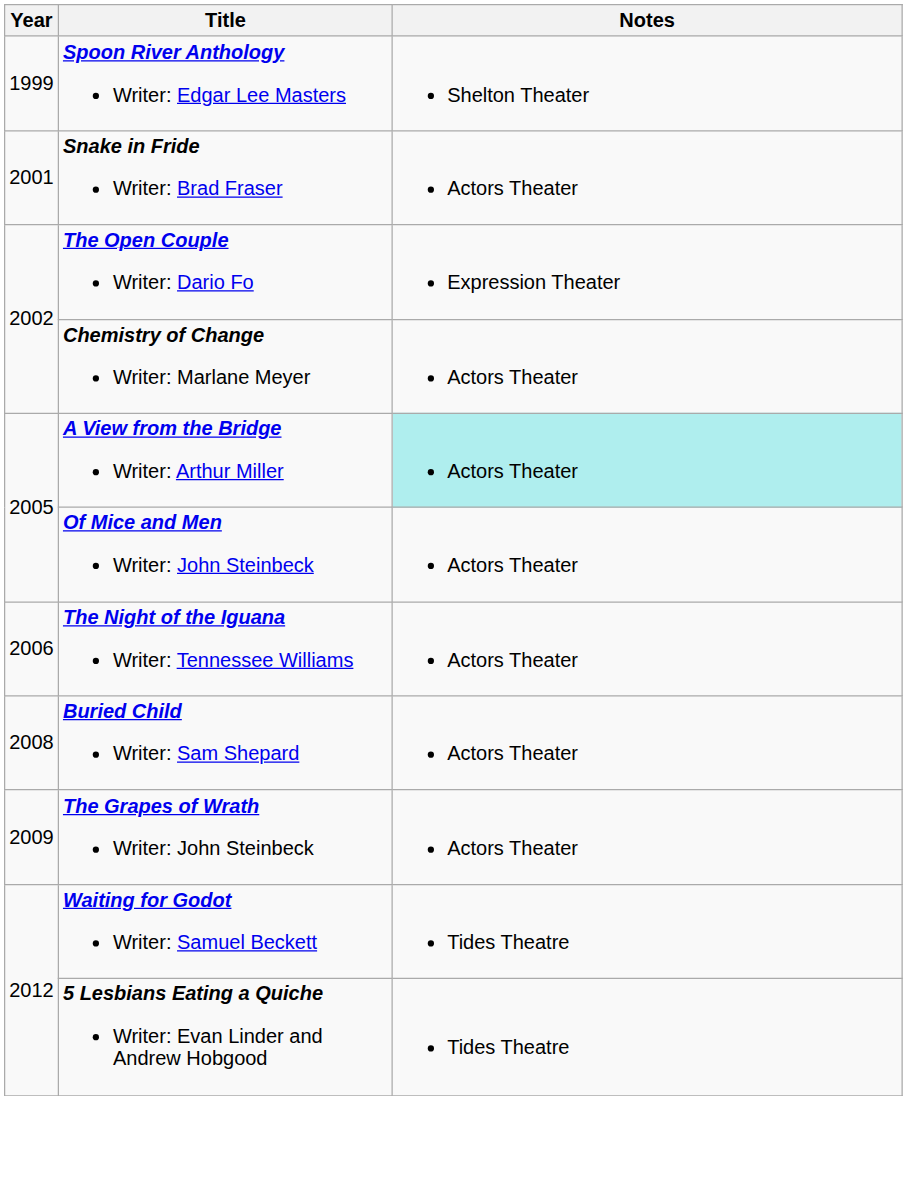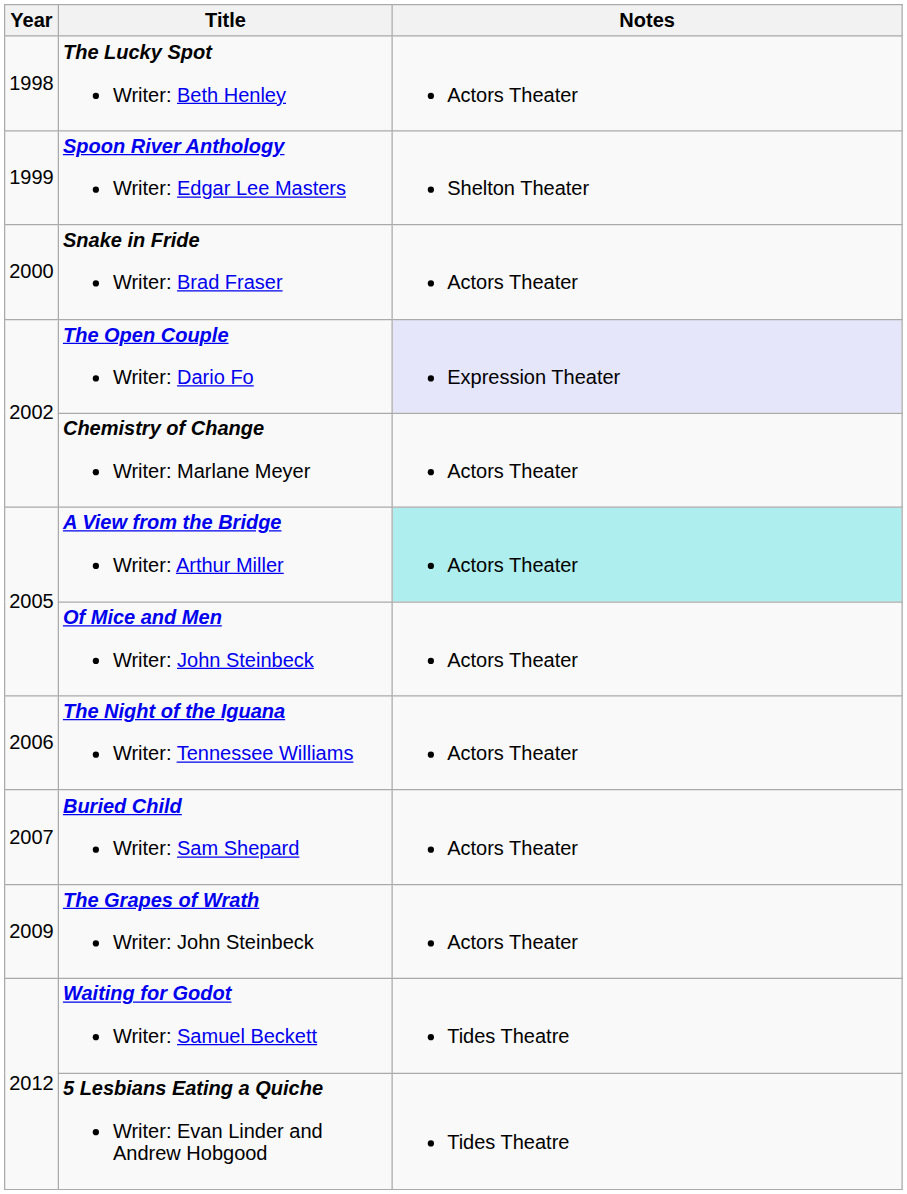+ row: (225, 73)
(31, 177) 2001 -> (31, 271) 2000
(647, 283) no background -> (647, 377) lavender background
(31, 742) 2008 -> (31, 837) 2007
